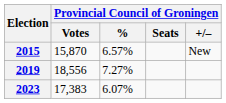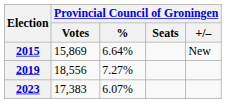(70, 51) 15,870 -> (70, 51) 15,869
(118, 51) 6.57% -> (118, 51) 6.64%
